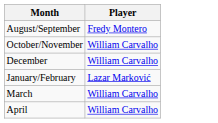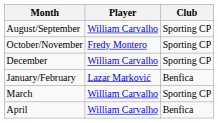+ column: (187, 12)
(117, 29) Fredy Montero -> (123, 29) William Carvalho
(123, 45) William Carvalho -> (117, 45) Fredy Montero
